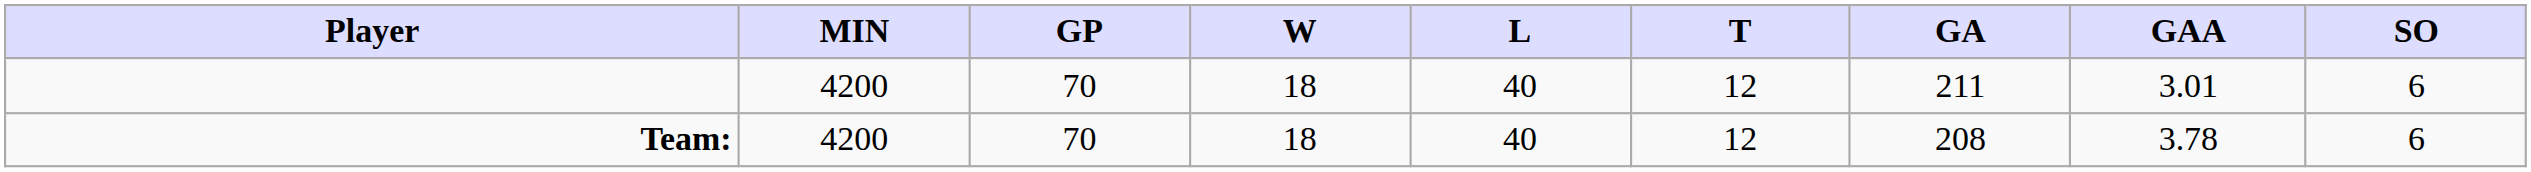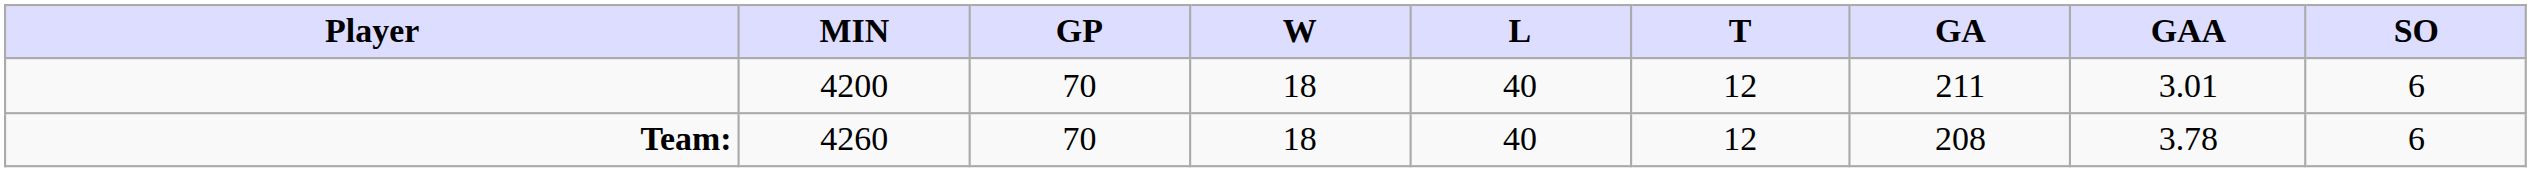(854, 138) 4200 -> (854, 138) 4260
